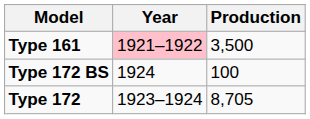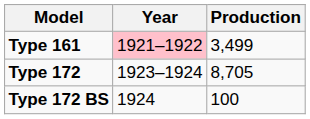(232, 45) 3,500 -> (232, 45) 3,499
rows swapped: (44, 99) <-> (59, 72)
